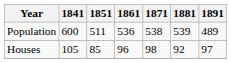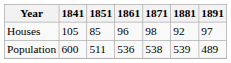rows swapped: (32, 31) <-> (24, 49)
